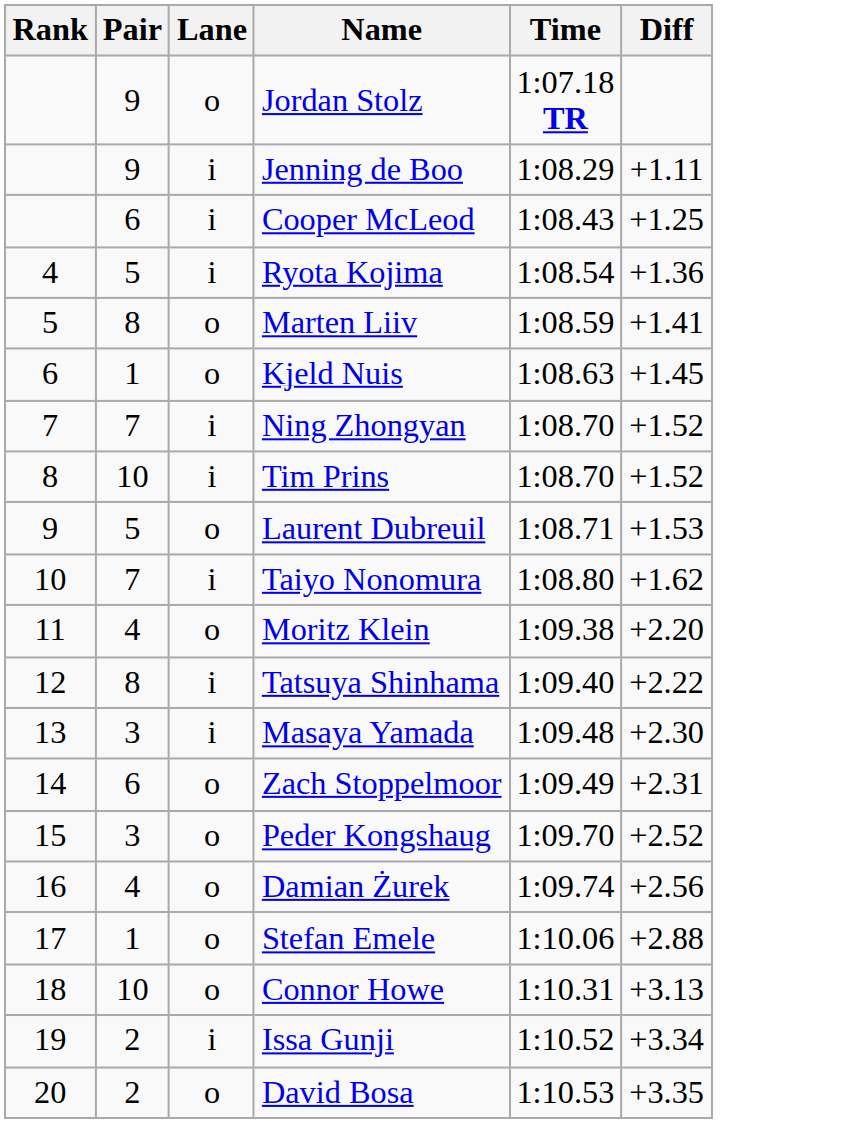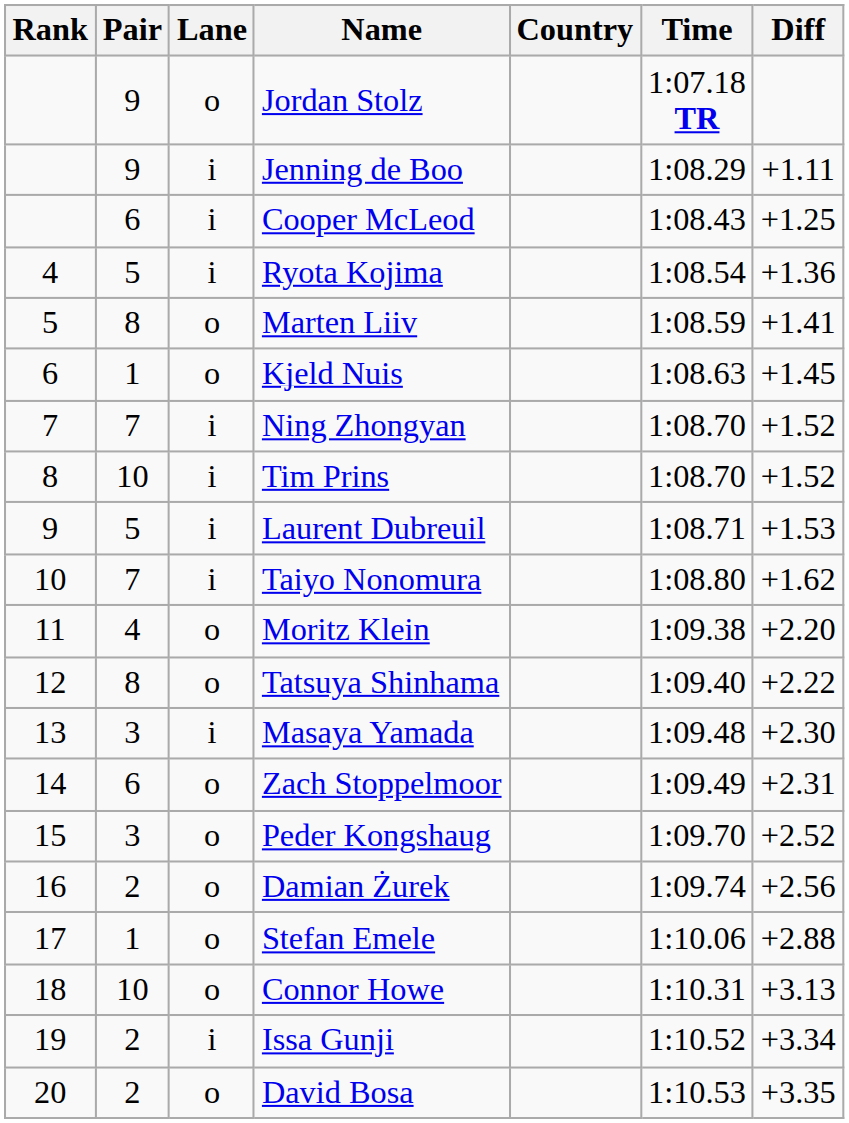+ column: (575, 30)
(212, 527) o -> (212, 527) i
(212, 681) i -> (212, 681) o
(132, 886) 4 -> (132, 886) 2
